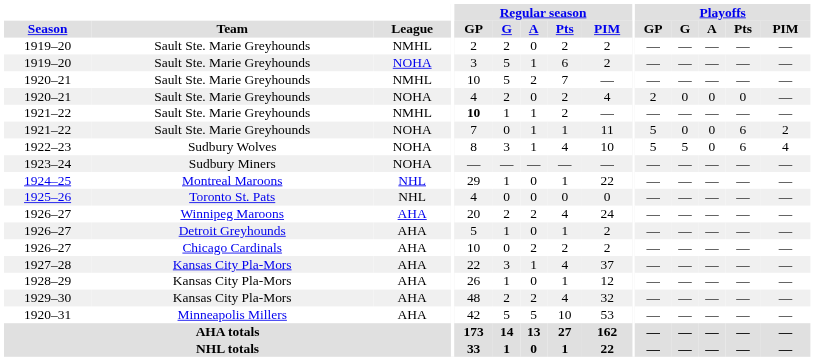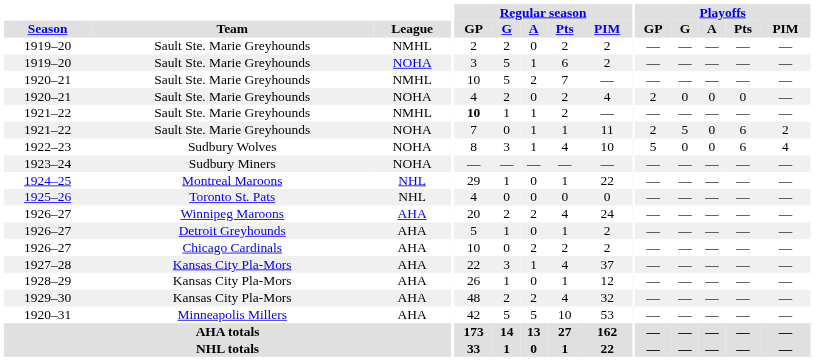(653, 130) 5 -> (653, 130) 2
(685, 130) 0 -> (685, 130) 5
(685, 146) 5 -> (685, 146) 0
